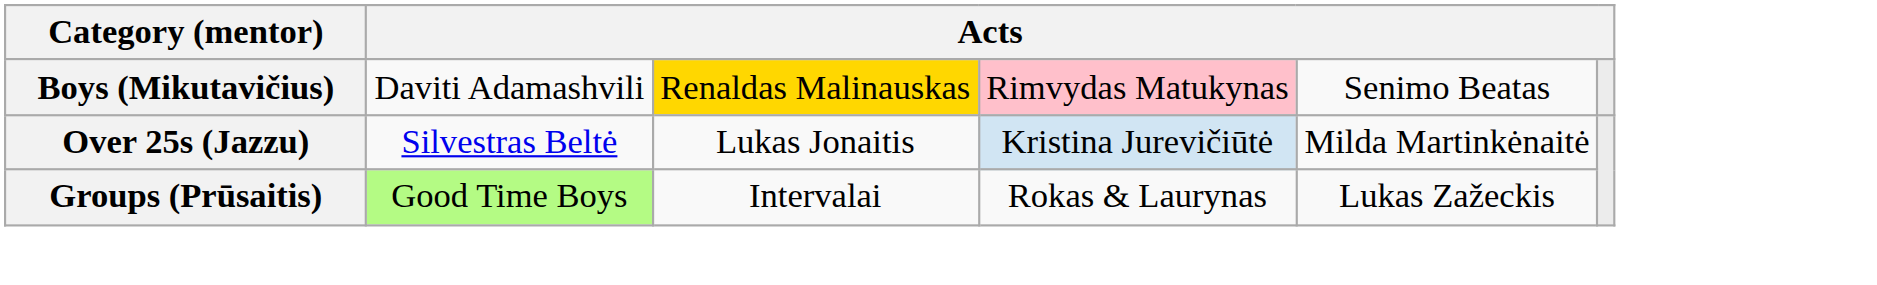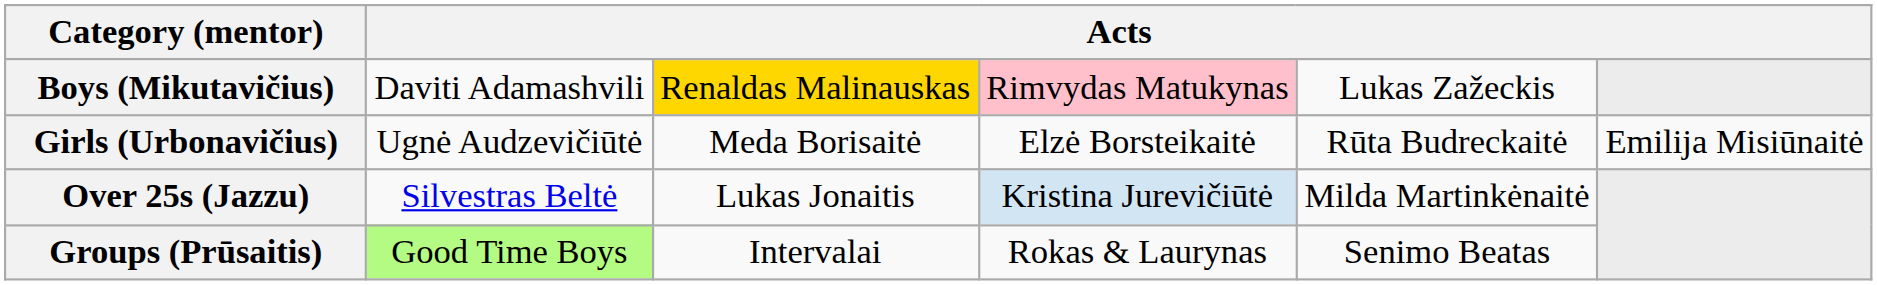(1447, 86) Senimo Beatas -> (1447, 86) Lukas Zažeckis
+ row: (186, 141)
(1447, 196) Lukas Zažeckis -> (1447, 251) Senimo Beatas
